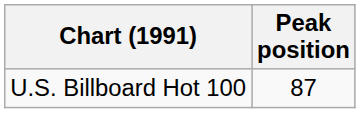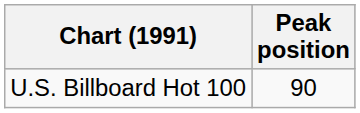(303, 88) 87 -> (303, 88) 90
